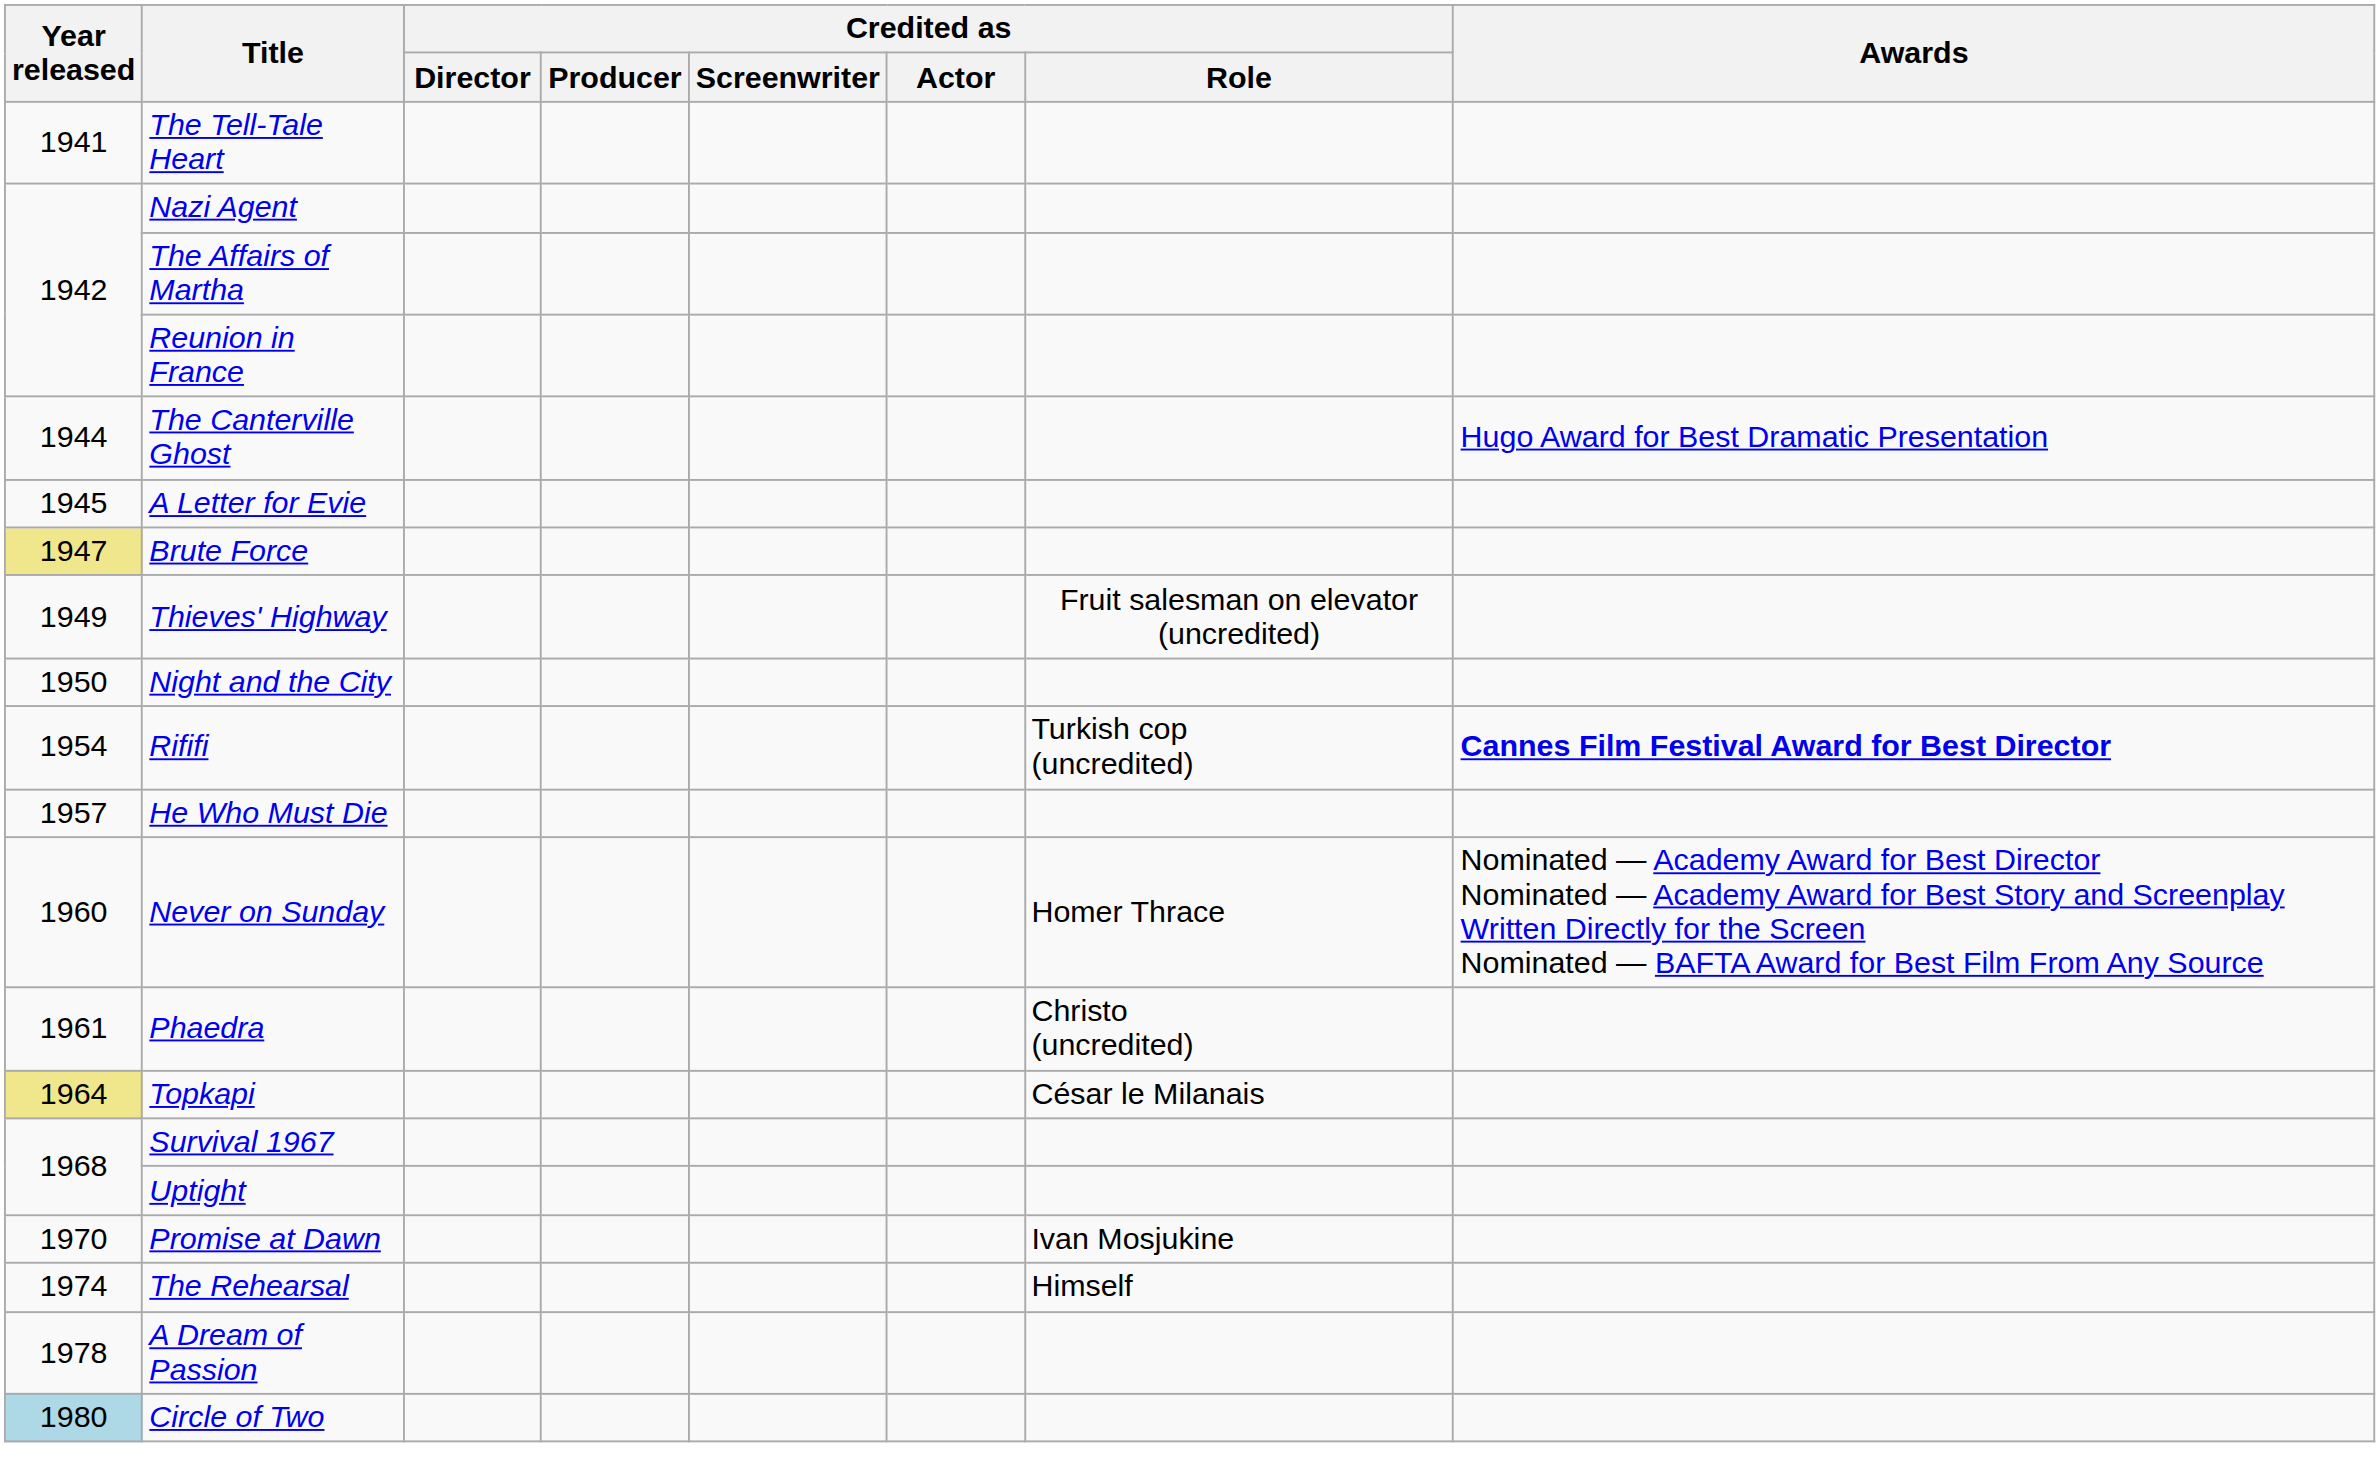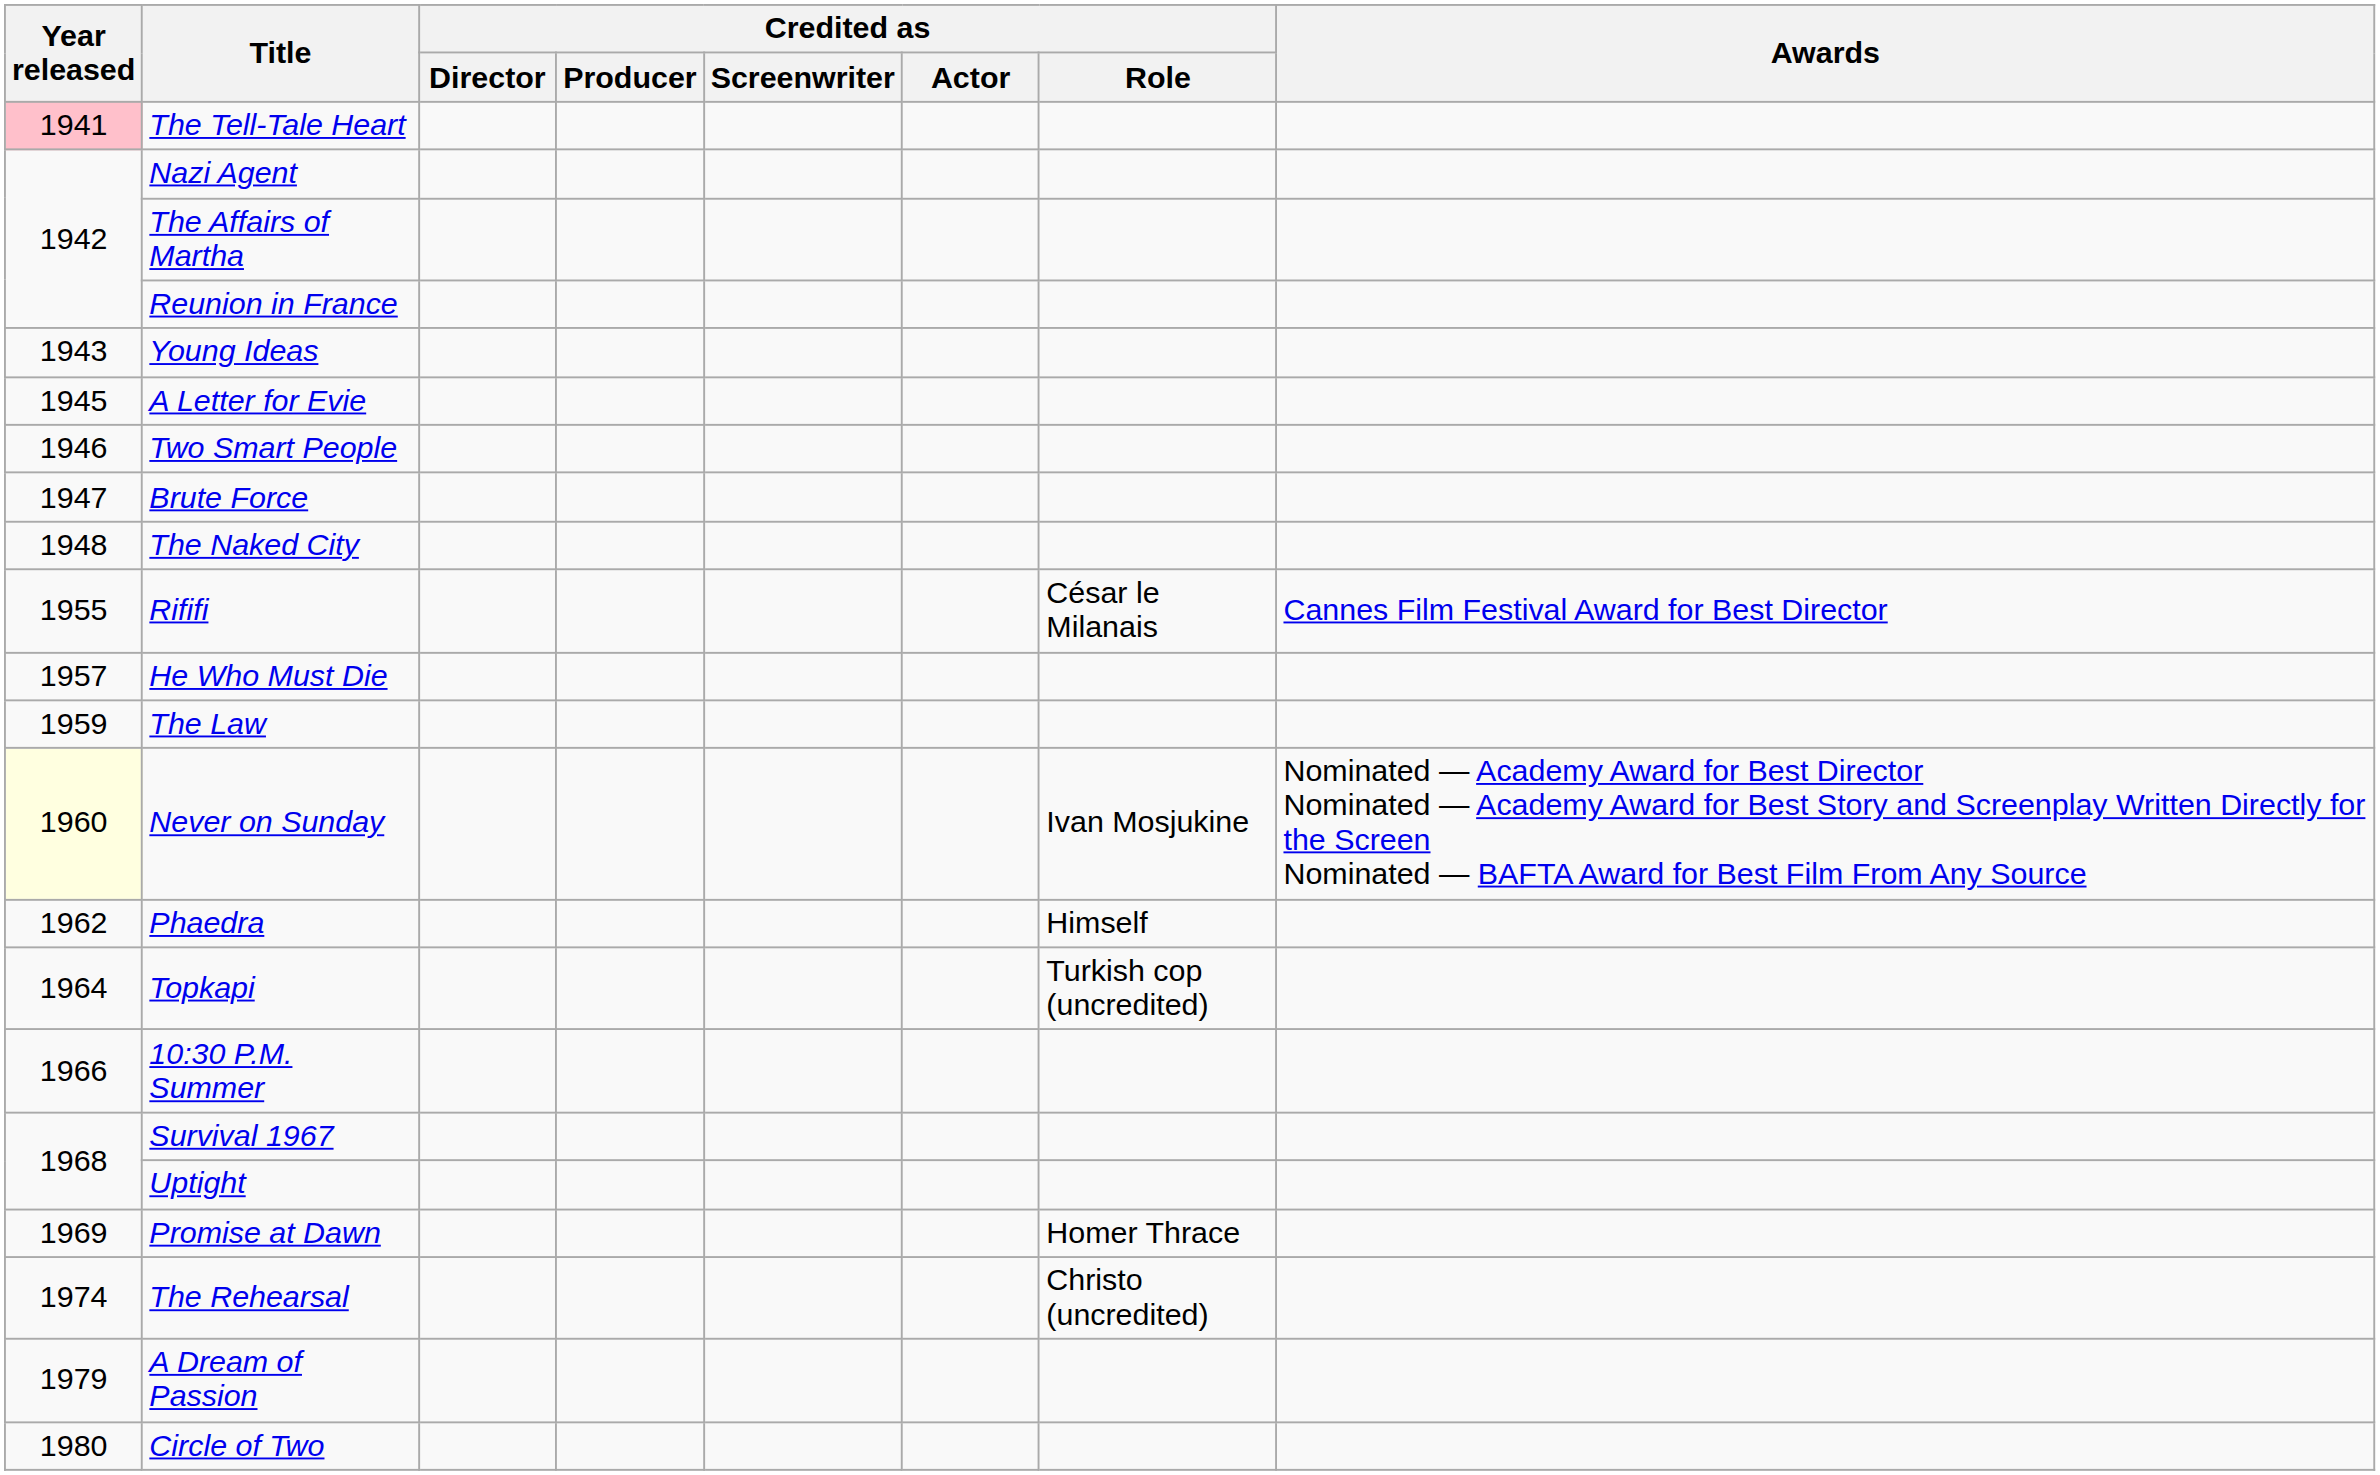(74, 142) no background -> (74, 125) pink background
+ row: (234, 352)
- row: (252, 437)
+ row: (273, 448)
(74, 551) khaki background -> (74, 496) no background
+ row: (254, 544)
- row: (268, 616)
- row: (270, 681)
(74, 747) 1954 -> (74, 610) 1955
(1113, 747) Turkish cop (uncredited) -> (1103, 610) César le Milanais
(1786, 747) bold -> (1586, 610) normal
+ row: (208, 723)
(74, 911) no background -> (74, 823) lightyellow background
(1128, 911) Homer Thrace -> (1148, 823) Ivan Mosjukine
(74, 1028) 1961 -> (74, 922) 1962
(1113, 1028) Christo (uncredited) -> (1097, 922) Himself
(74, 1093) khaki background -> (74, 988) no background
(1148, 1093) César le Milanais -> (1127, 988) Turkish cop (uncredited)
+ row: (221, 1070)
(74, 1238) 1970 -> (74, 1232) 1969
(1133, 1238) Ivan Mosjukine -> (1143, 1232) Homer Thrace
(1082, 1286) Himself -> (1127, 1297) Christo (uncredited)
(74, 1351) 1978 -> (74, 1379) 1979
(74, 1417) lightblue background -> (74, 1445) no background
